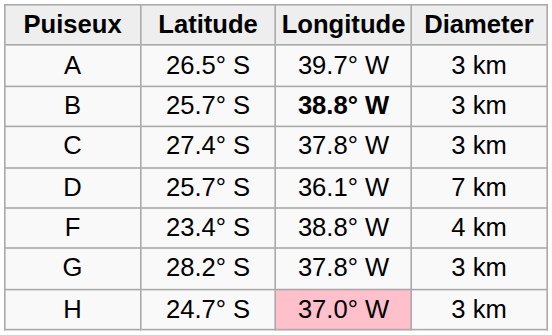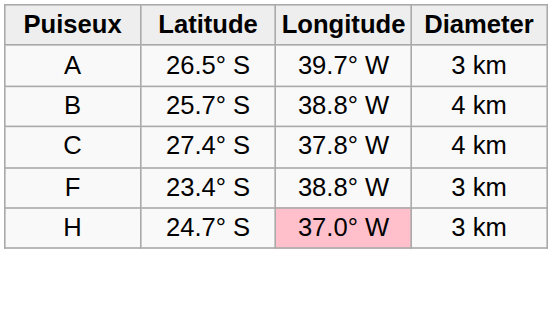(344, 106) bold -> (344, 106) normal
(479, 106) 3 km -> (479, 106) 4 km
(479, 146) 3 km -> (479, 146) 4 km
- row: (73, 187)
(479, 227) 4 km -> (479, 187) 3 km
- row: (73, 268)
